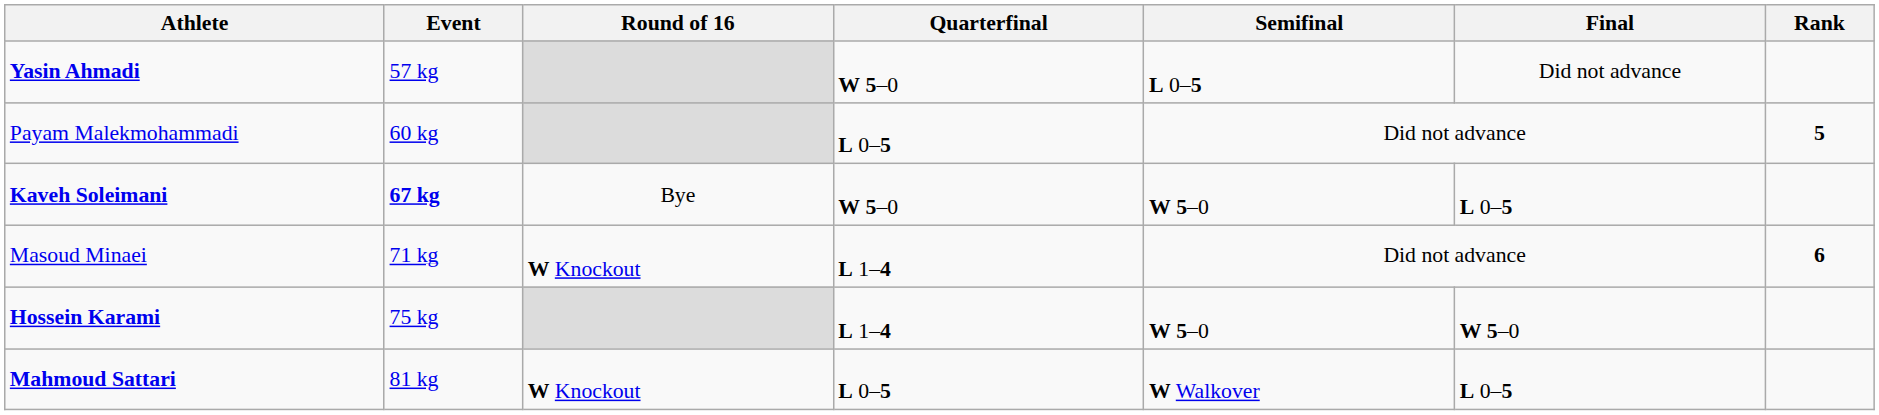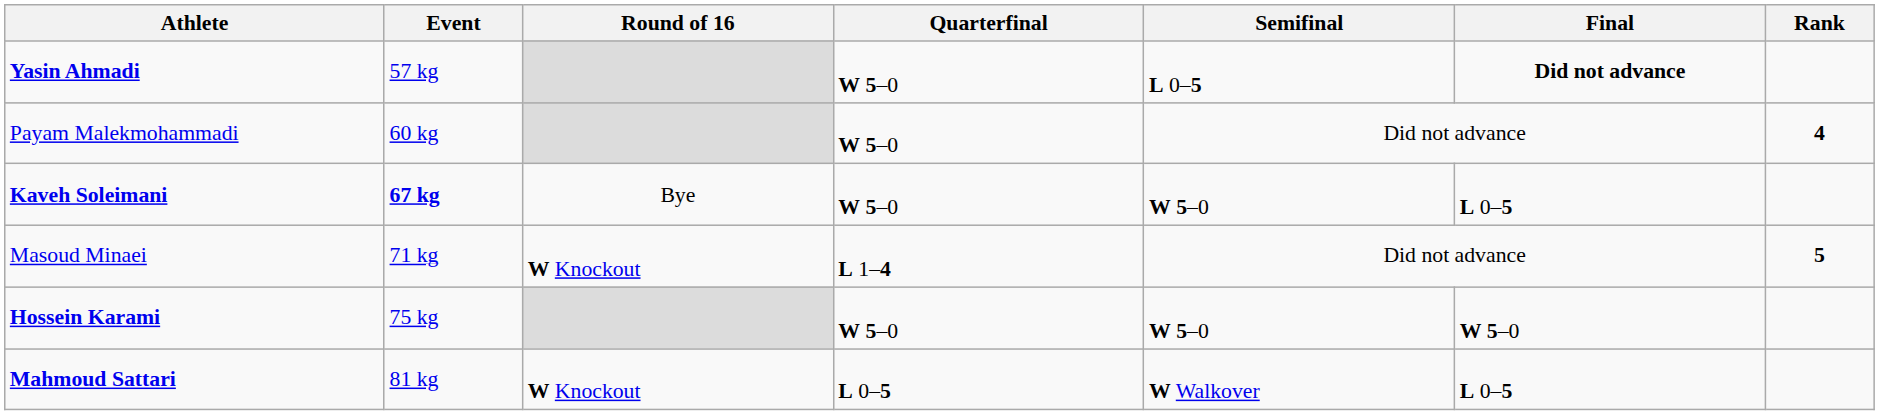(1610, 71) normal -> (1610, 71) bold
(865, 145) L 0–5 -> (868, 145) W 5–0
(1819, 133) 5 -> (1819, 133) 4
(1819, 256) 6 -> (1819, 256) 5
(865, 330) L 1–4 -> (868, 330) W 5–0
